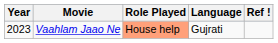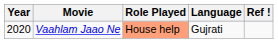(19, 30) 2023 -> (19, 30) 2020
